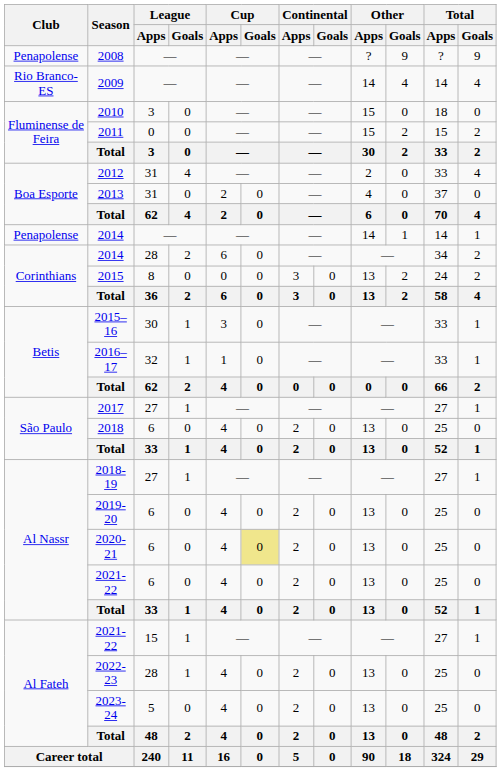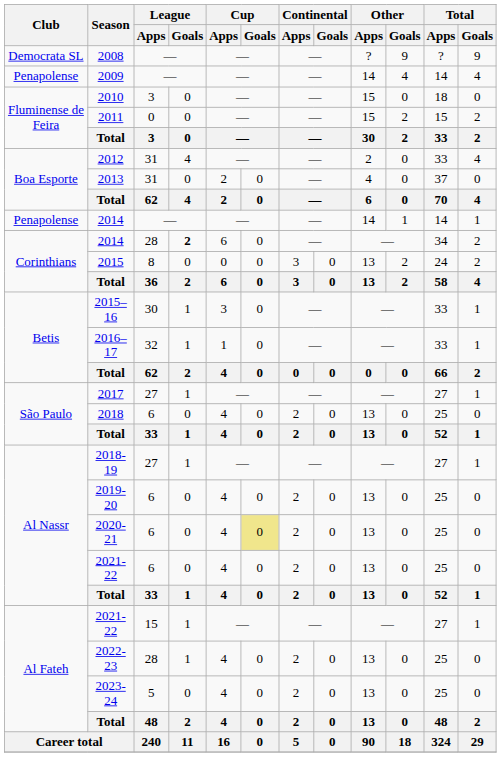(46, 55) Penapolense -> (46, 55) Democrata SL
(46, 83) Rio Branco-ES -> (46, 76) Penapolense
(187, 255) normal -> (187, 240) bold
